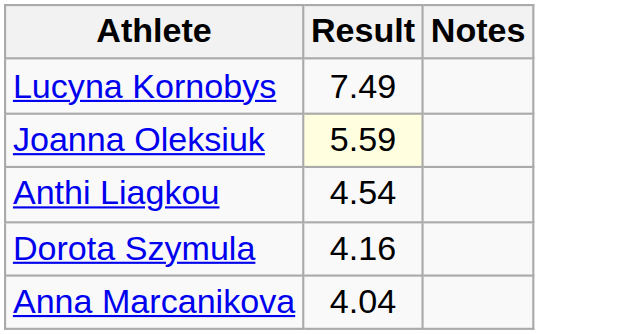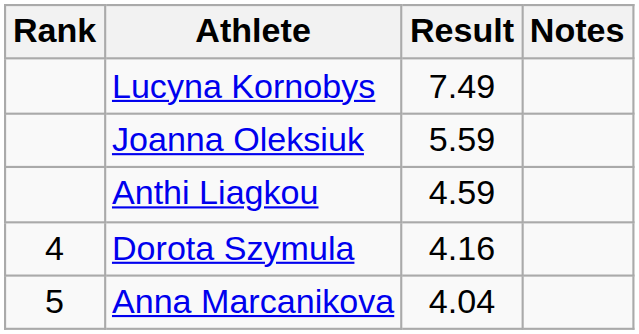+ column: (55, 31)
(363, 139) lightyellow background -> (462, 139) no background
(363, 193) 4.54 -> (462, 193) 4.59
